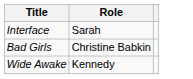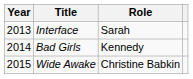+ column: (19, 13)
(111, 47) Christine Babkin -> (122, 47) Kennedy
(93, 64) Kennedy -> (140, 64) Christine Babkin
